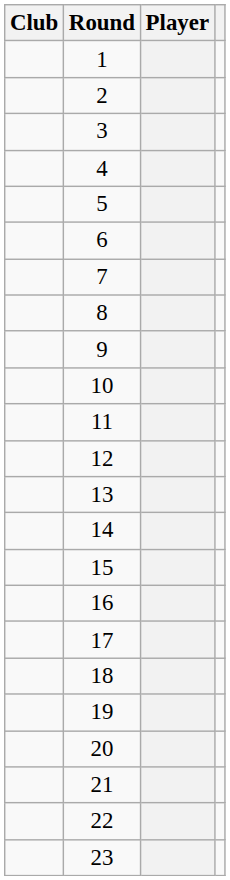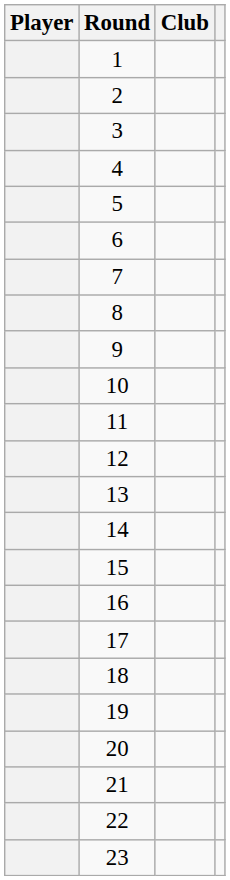columns swapped: (177, 22) <-> (34, 22)
